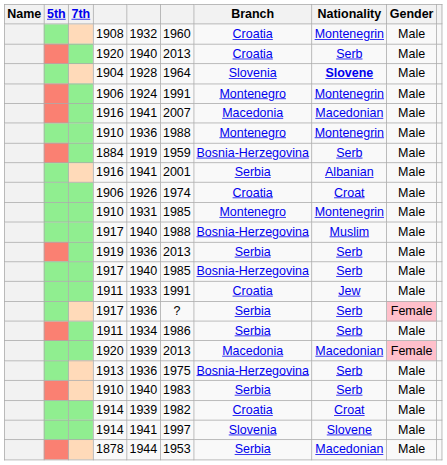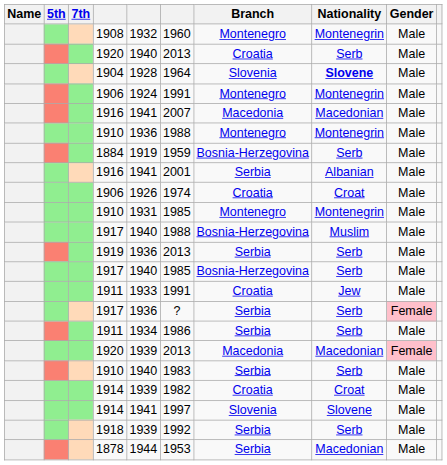(253, 34) Croatia -> (253, 34) Montenegro
- row: (24, 371)
+ row: (24, 430)
